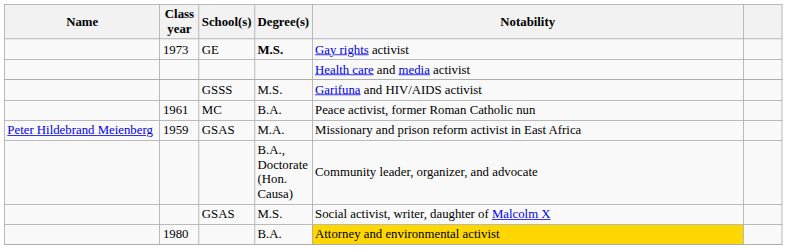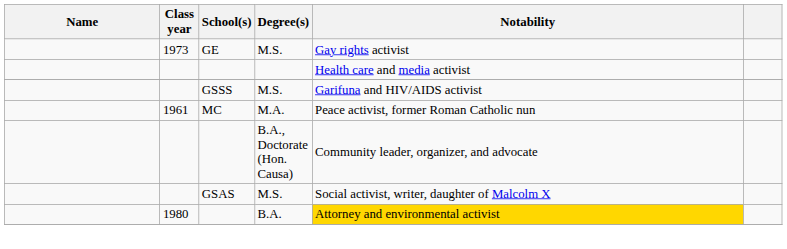(270, 49) bold -> (270, 49) normal
(270, 110) B.A. -> (271, 110) M.A.
- row: (176, 130)
